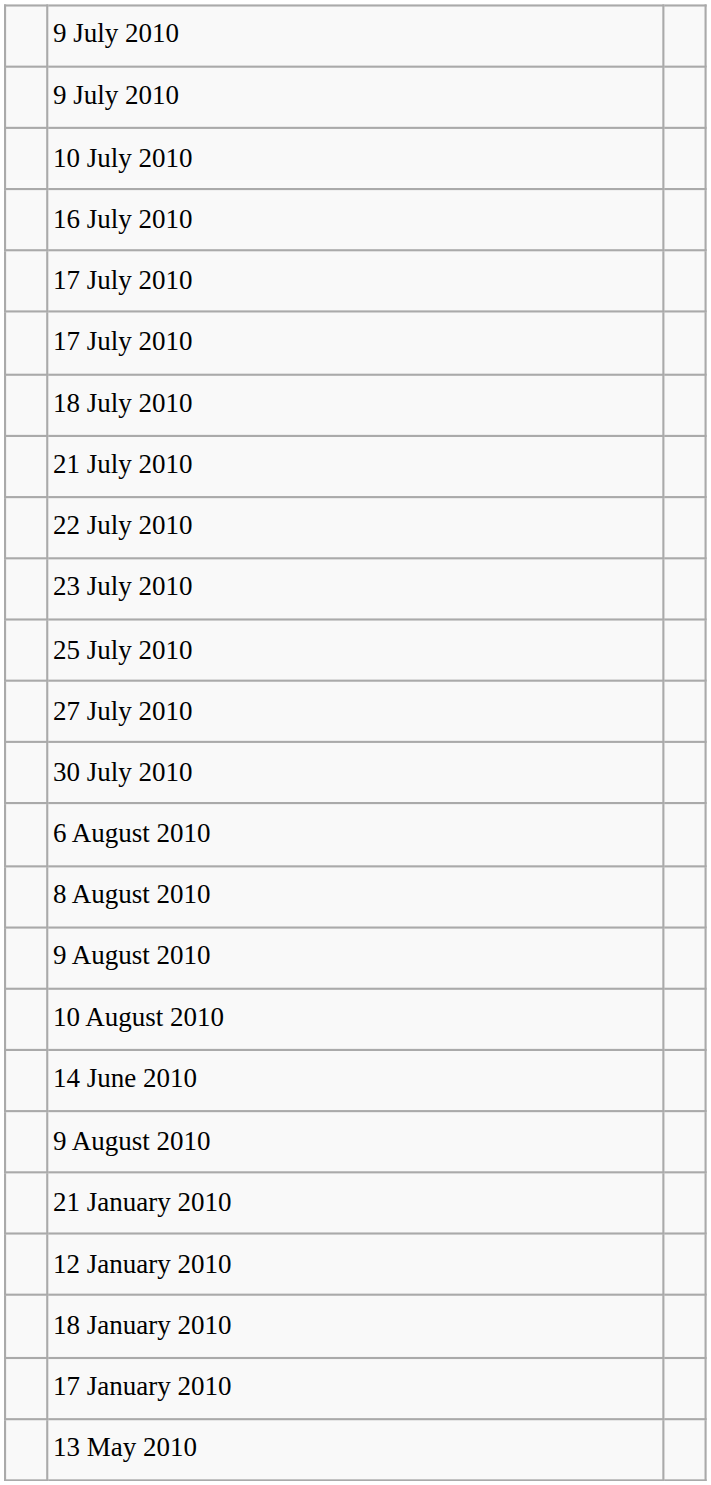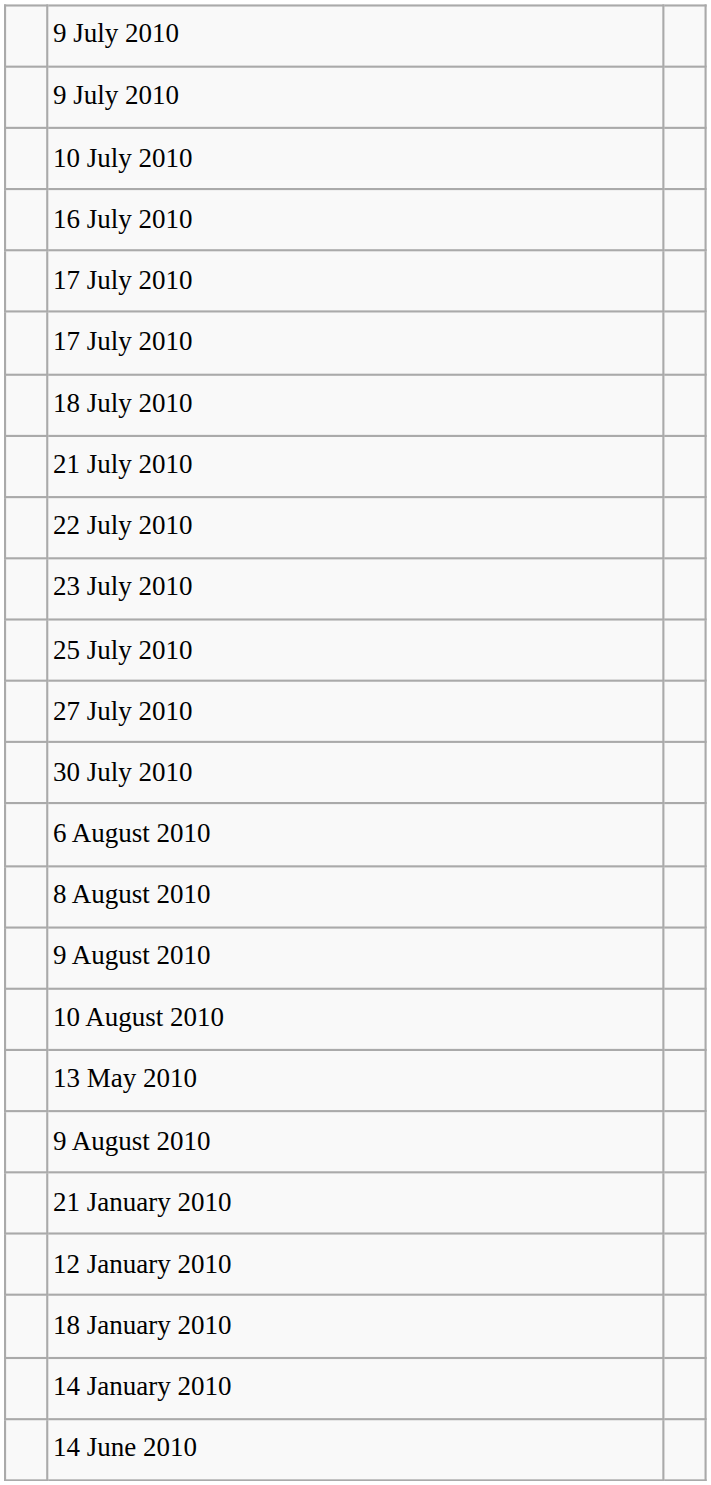rows swapped: (26, 1080) <-> (26, 1449)
- row: (26, 1388)
+ row: (26, 1388)
